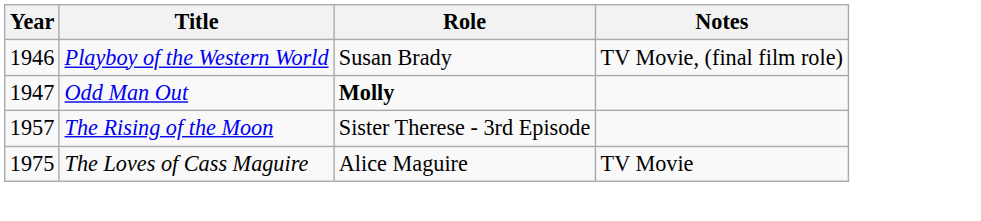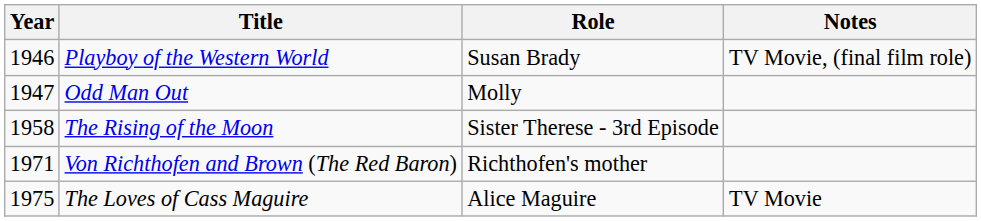(367, 92) bold -> (494, 92) normal
(32, 127) 1957 -> (32, 127) 1958
+ row: (261, 163)
